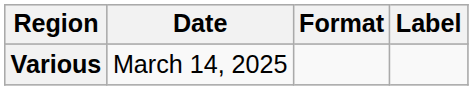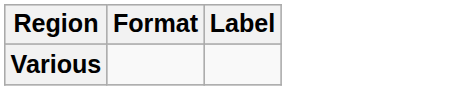- column: (200, 24)
